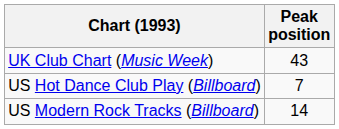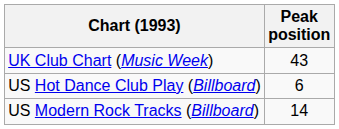(299, 85) 7 -> (299, 85) 6
